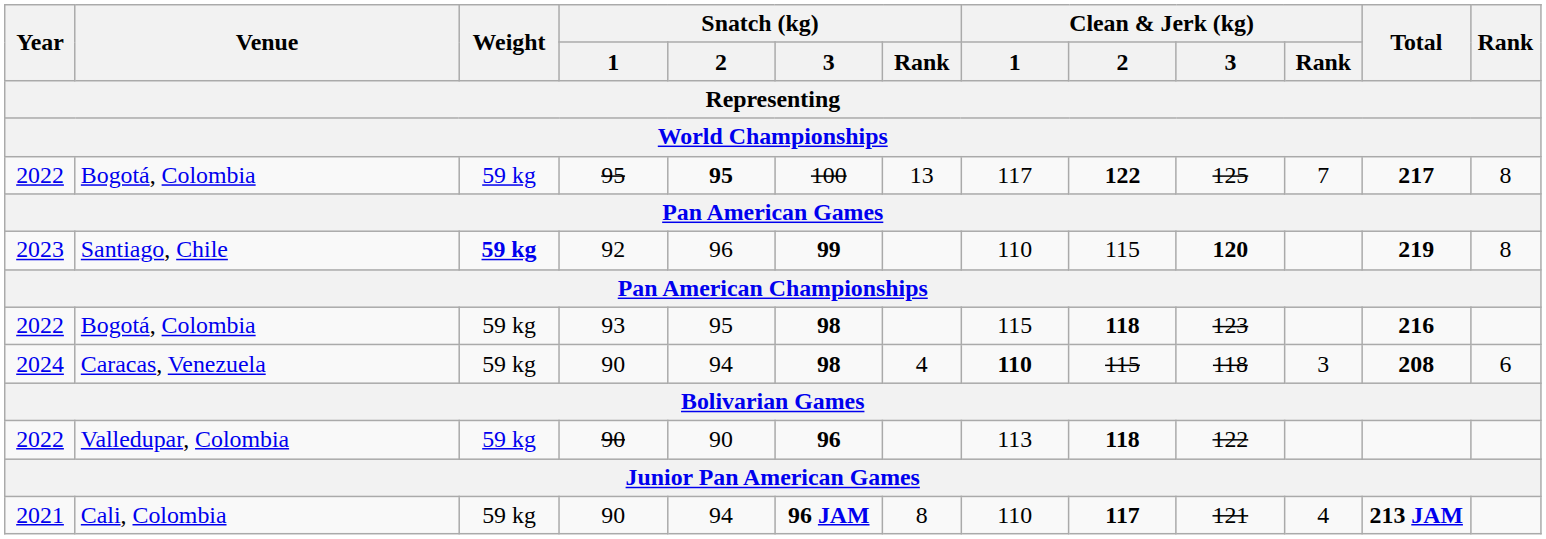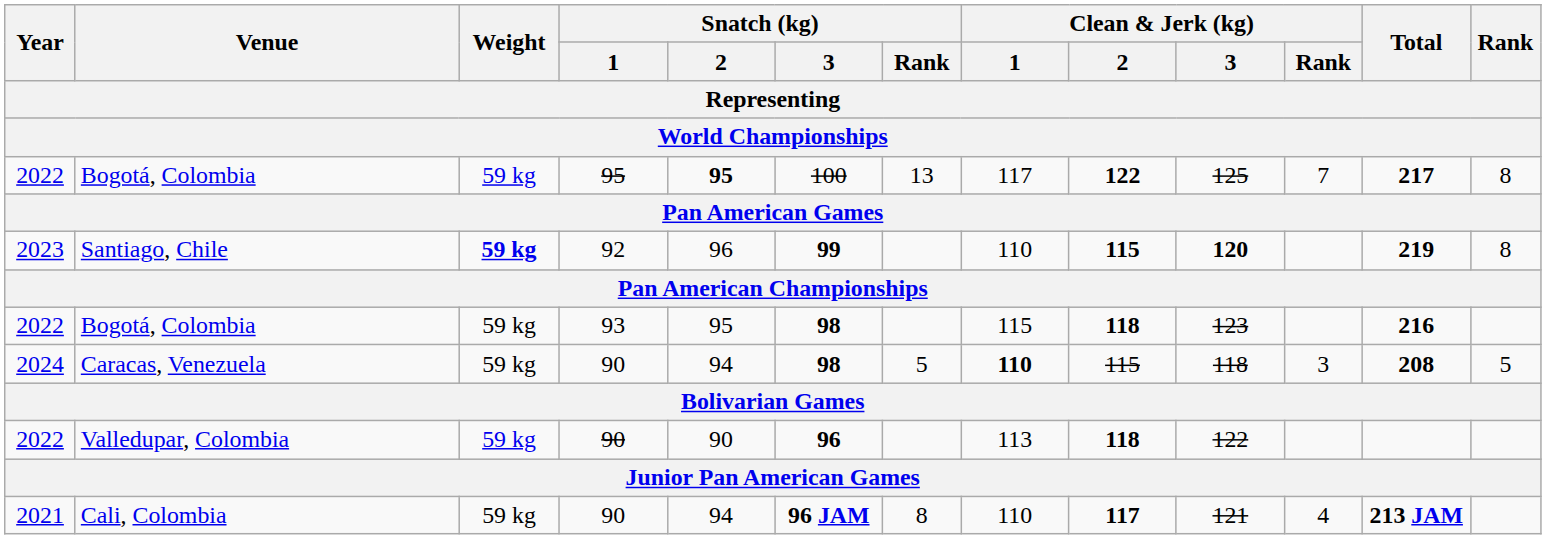(1123, 250) normal -> (1123, 250) bold
(922, 363) 4 -> (922, 363) 5
(1505, 363) 6 -> (1505, 363) 5
